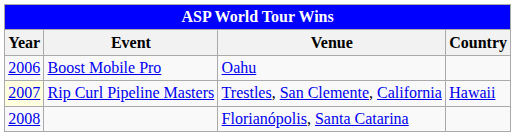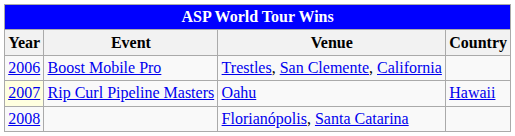(239, 67) Oahu -> (332, 67) Trestles, San Clemente, California
(332, 93) Trestles, San Clemente, California -> (239, 93) Oahu
